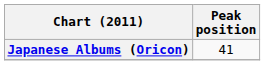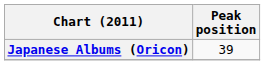(226, 50) 41 -> (226, 50) 39
